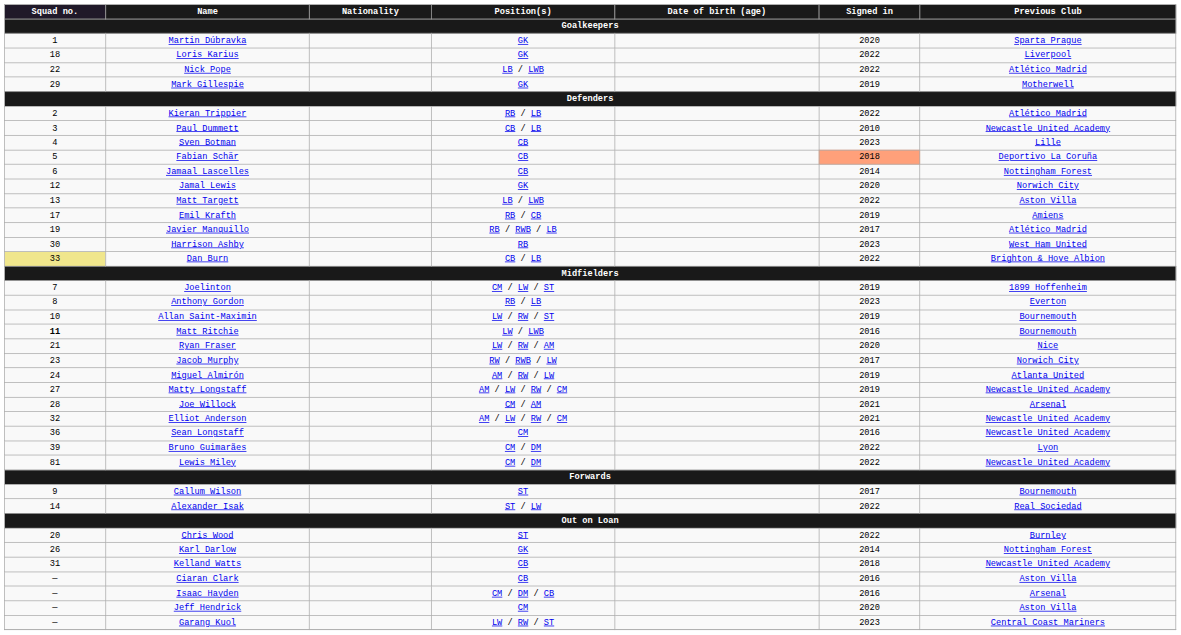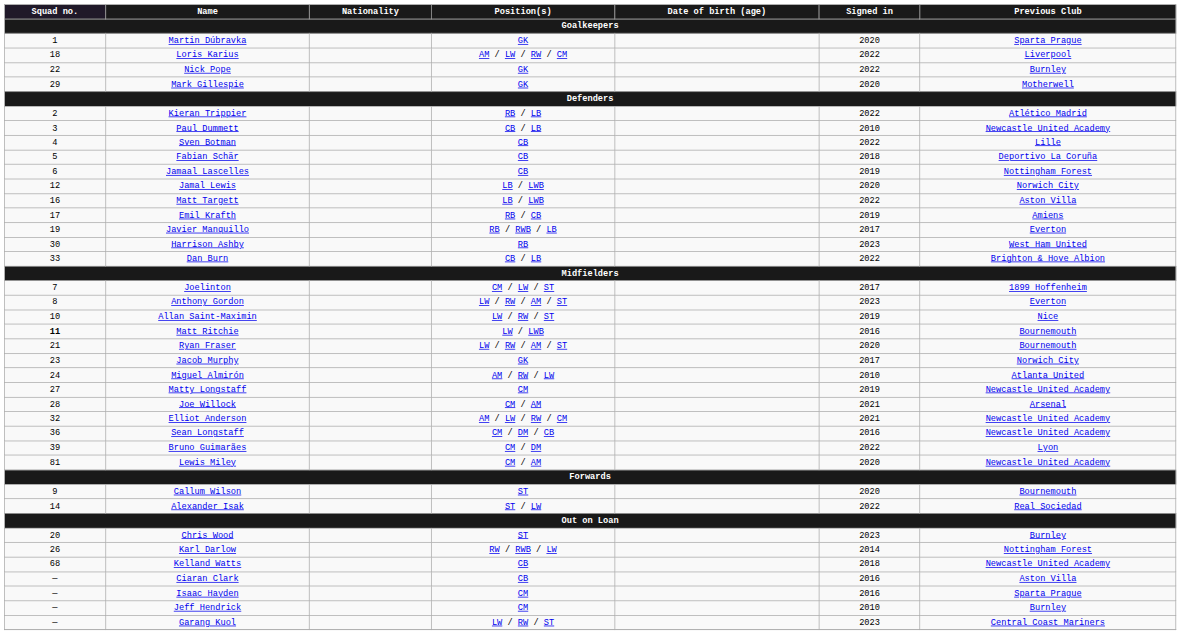(523, 55) GK -> (523, 55) AM / LW / RW / CM
(523, 70) LB / LWB -> (523, 70) GK
(1048, 70) Atlético Madrid -> (1048, 70) Burnley
(870, 84) 2019 -> (870, 84) 2020
(870, 142) 2023 -> (870, 142) 2022
(870, 157) lightsalmon background -> (870, 157) no background
(870, 171) 2014 -> (870, 171) 2019
(523, 186) GK -> (523, 186) LB / LWB
(55, 200) 13 -> (55, 200) 16
(1048, 230) Atlético Madrid -> (1048, 230) Everton
(55, 259) khaki background -> (55, 259) no background
(870, 288) 2019 -> (870, 288) 2017
(523, 302) RB / LB -> (523, 302) LW / RW / AM / ST
(1048, 317) Bournemouth -> (1048, 317) Nice
(523, 346) LW / RW / AM -> (523, 346) LW / RW / AM / ST
(1048, 346) Nice -> (1048, 346) Bournemouth
(523, 360) RW / RWB / LW -> (523, 360) GK
(870, 375) 2019 -> (870, 375) 2010
(523, 390) AM / LW / RW / CM -> (523, 390) CM
(523, 433) CM -> (523, 433) CM / DM / CB
(523, 462) CM / DM -> (523, 462) CM / AM
(870, 462) 2022 -> (870, 462) 2020
(870, 491) 2017 -> (870, 491) 2020
(870, 535) 2022 -> (870, 535) 2023
(523, 550) GK -> (523, 550) RW / RWB / LW
(55, 564) 31 -> (55, 564) 68
(523, 593) CM / DM / CB -> (523, 593) CM
(1048, 593) Arsenal -> (1048, 593) Sparta Prague
(870, 608) 2020 -> (870, 608) 2010
(1048, 608) Aston Villa -> (1048, 608) Burnley
